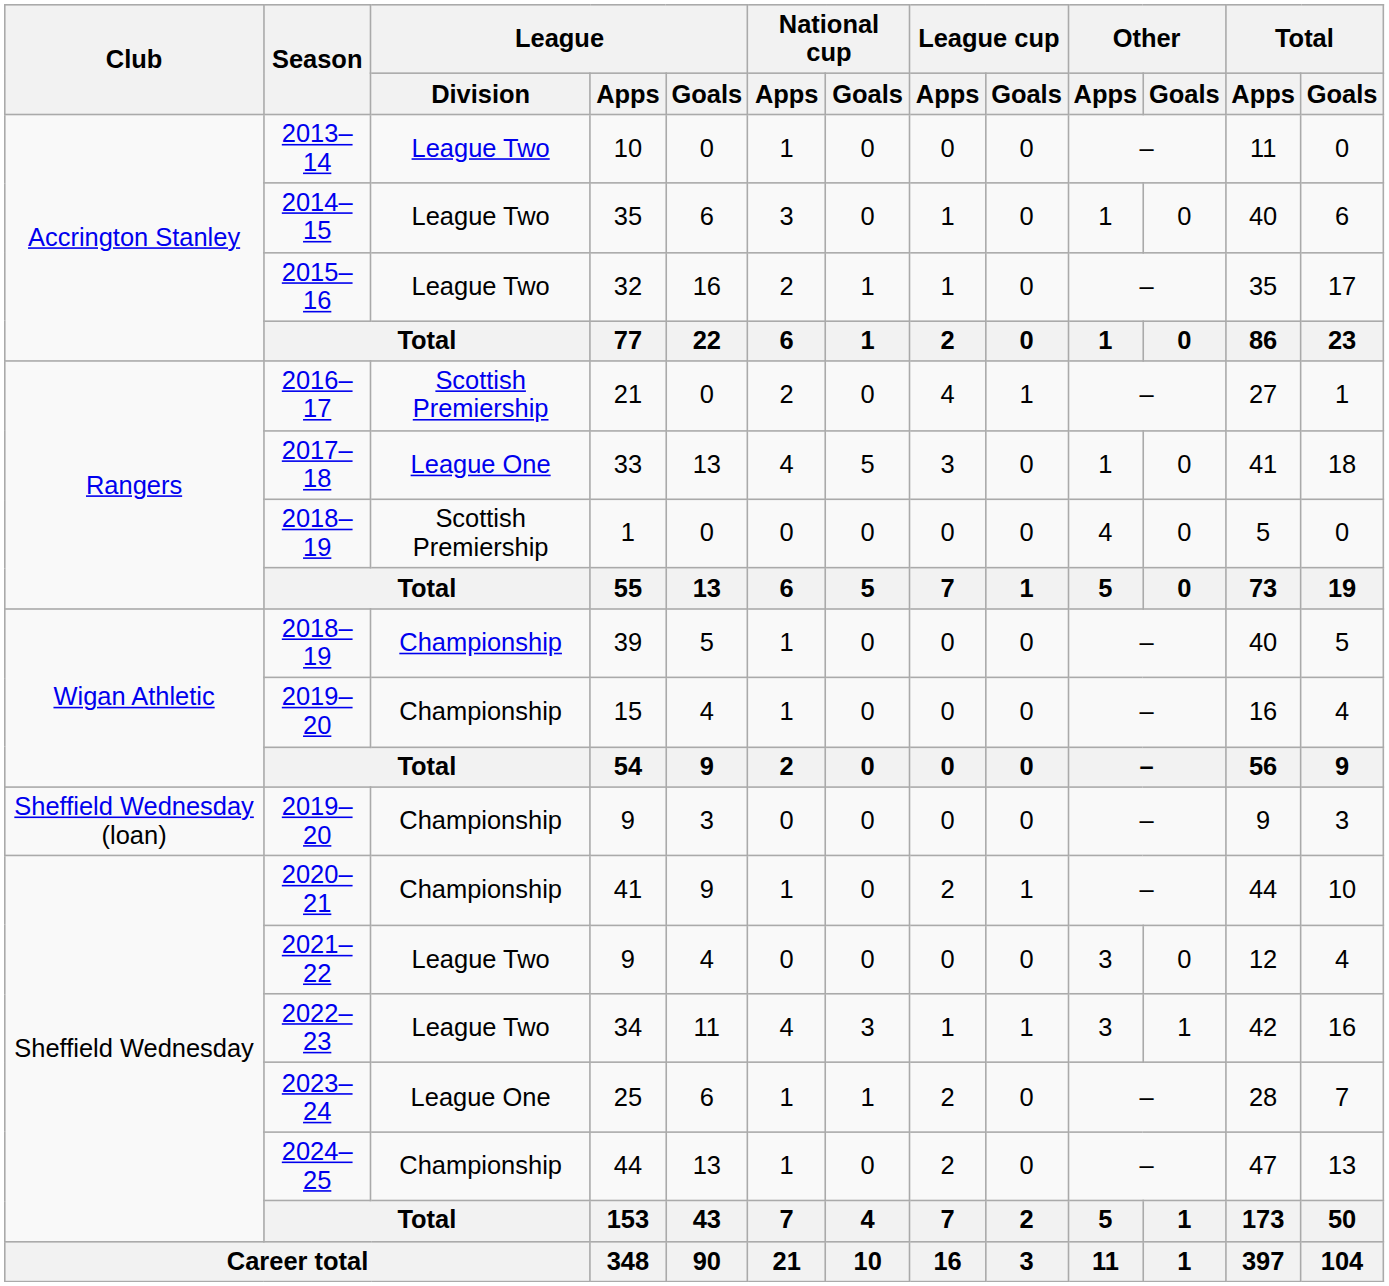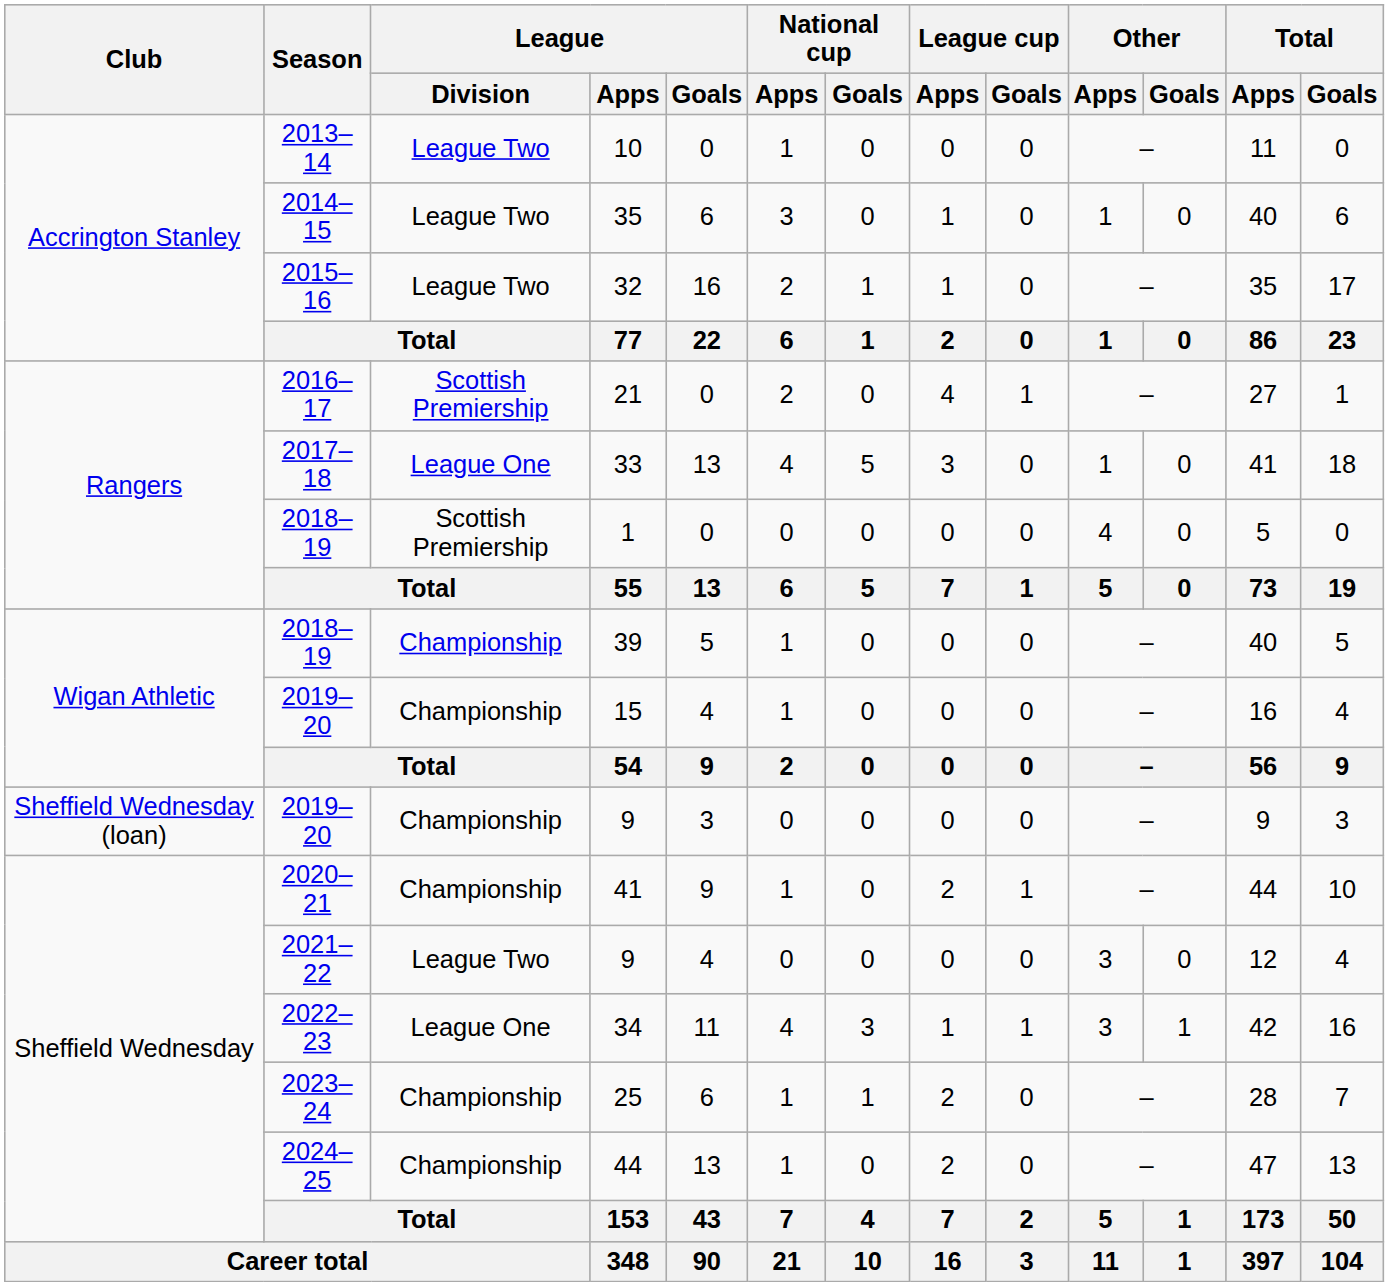(481, 1027) League Two -> (481, 1027) League One
(481, 1096) League One -> (481, 1096) Championship
